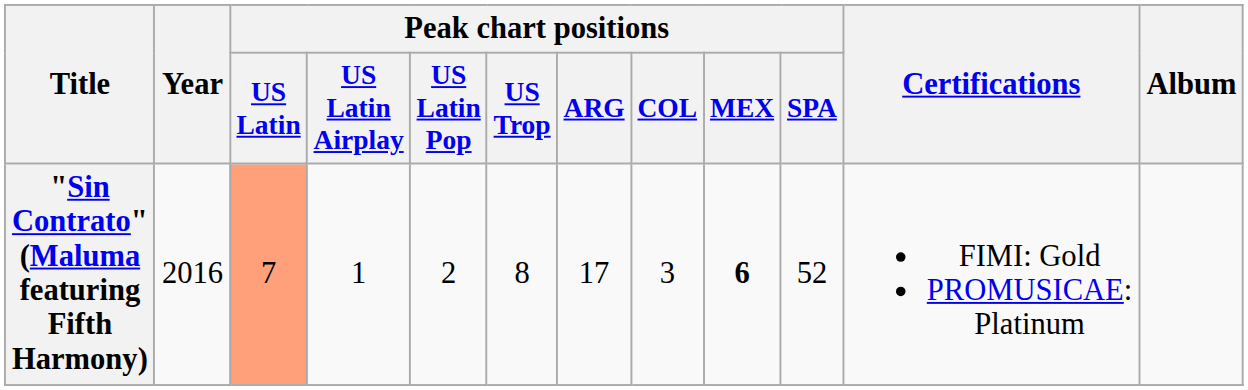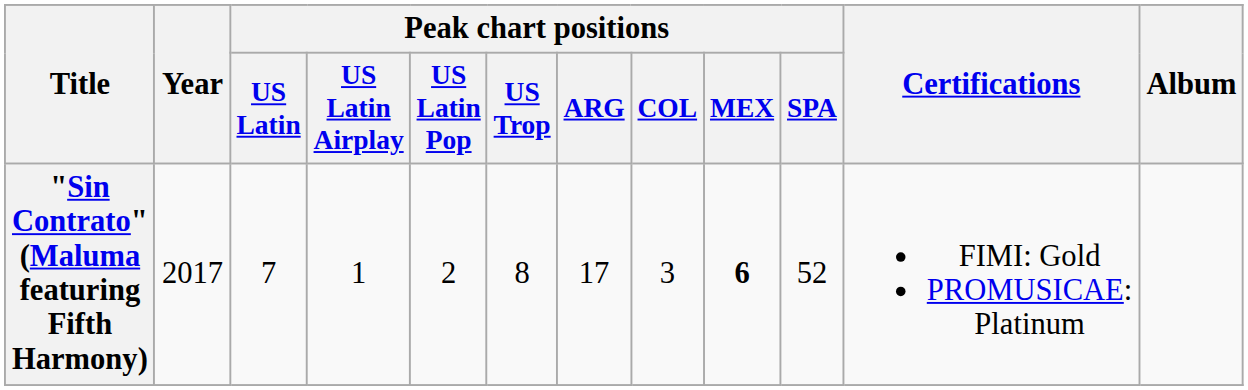(192, 273) 2016 -> (192, 273) 2017
(269, 273) lightsalmon background -> (269, 273) no background
